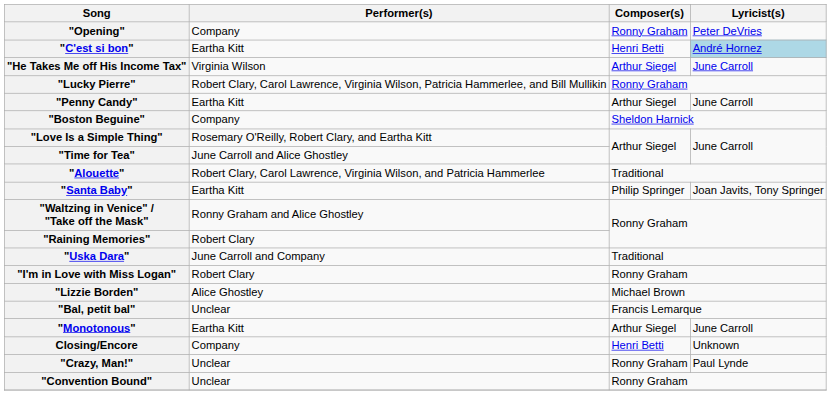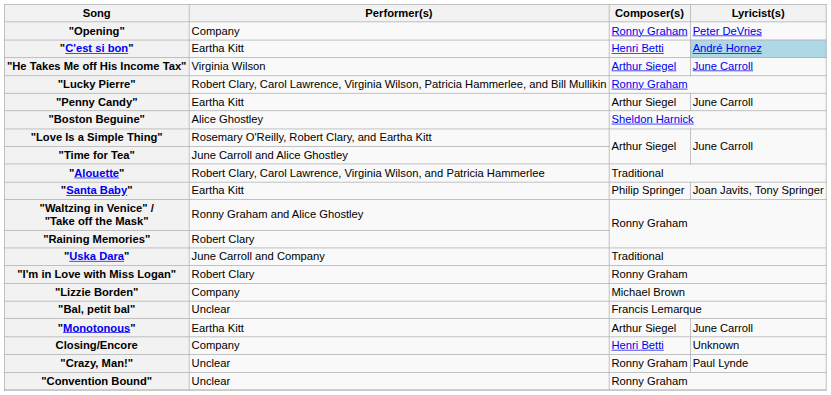(216, 119) Company -> (227, 119) Alice Ghostley
(227, 292) Alice Ghostley -> (216, 292) Company
